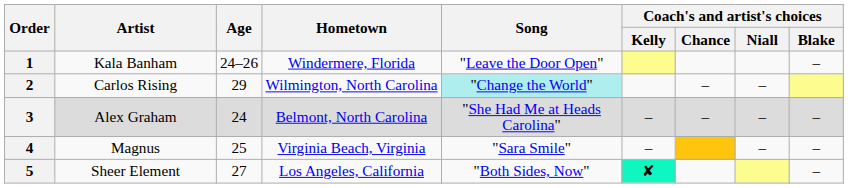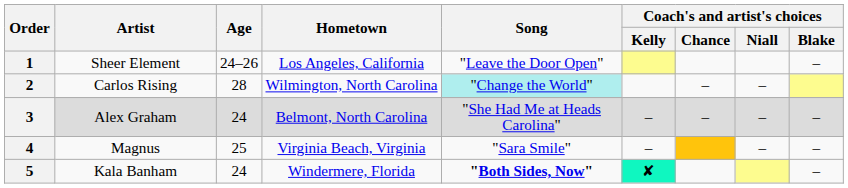(135, 62) Kala Banham -> (135, 62) Sheer Element
(352, 62) Windermere, Florida -> (352, 62) Los Angeles, California
(239, 86) 29 -> (239, 86) 28
(135, 171) Sheer Element -> (135, 171) Kala Banham
(239, 171) 27 -> (239, 171) 24
(352, 171) Los Angeles, California -> (352, 171) Windermere, Florida
(532, 171) normal -> (532, 171) bold
